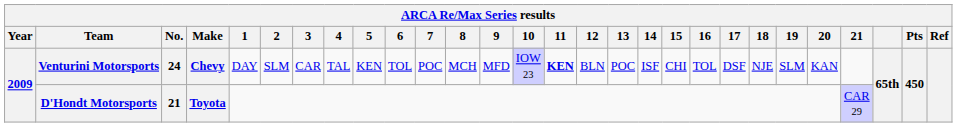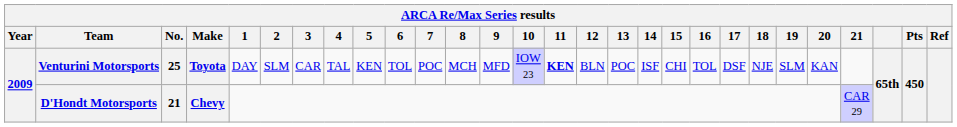(174, 66) 24 -> (174, 66) 25
(208, 66) Chevy -> (208, 66) Toyota
(208, 103) Toyota -> (208, 103) Chevy
